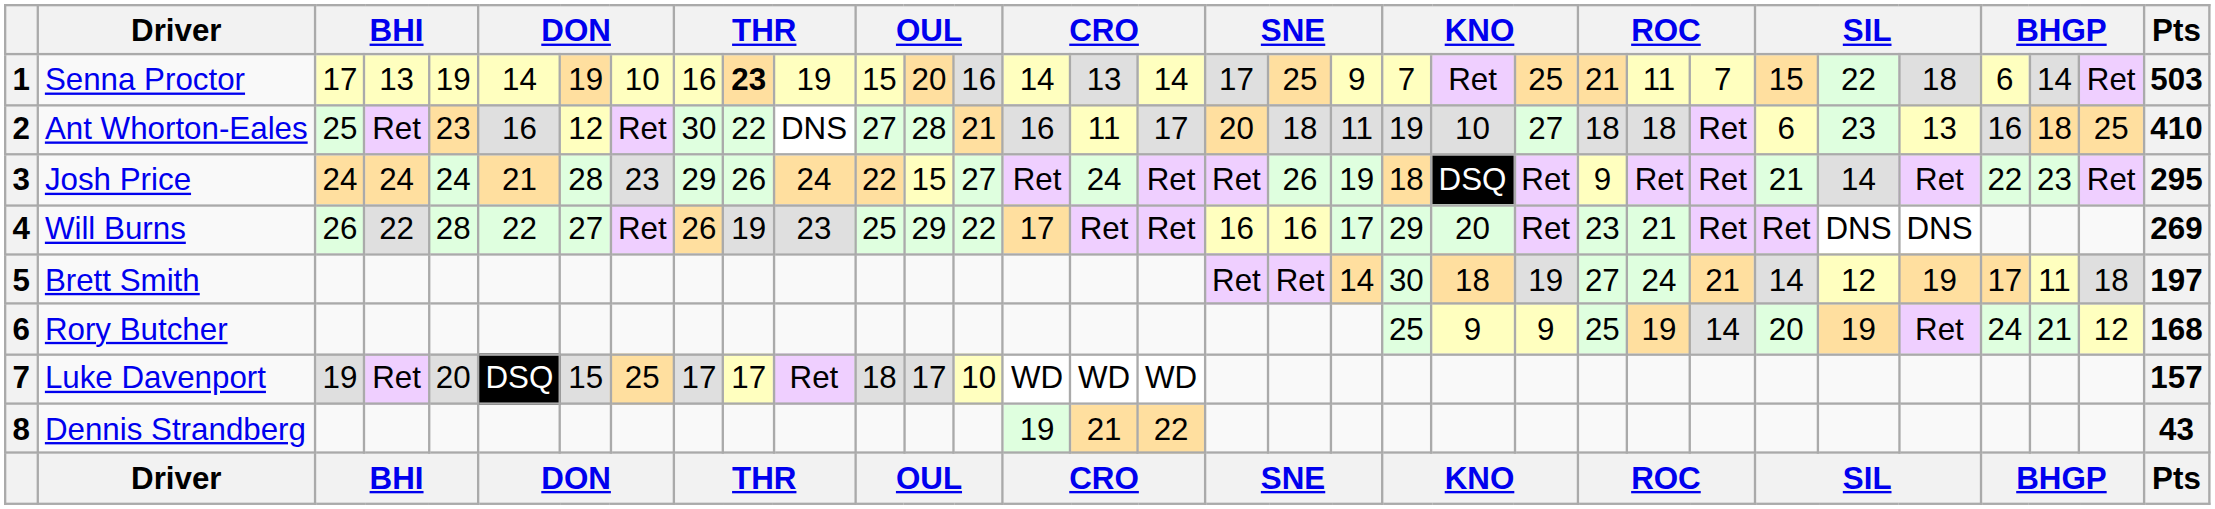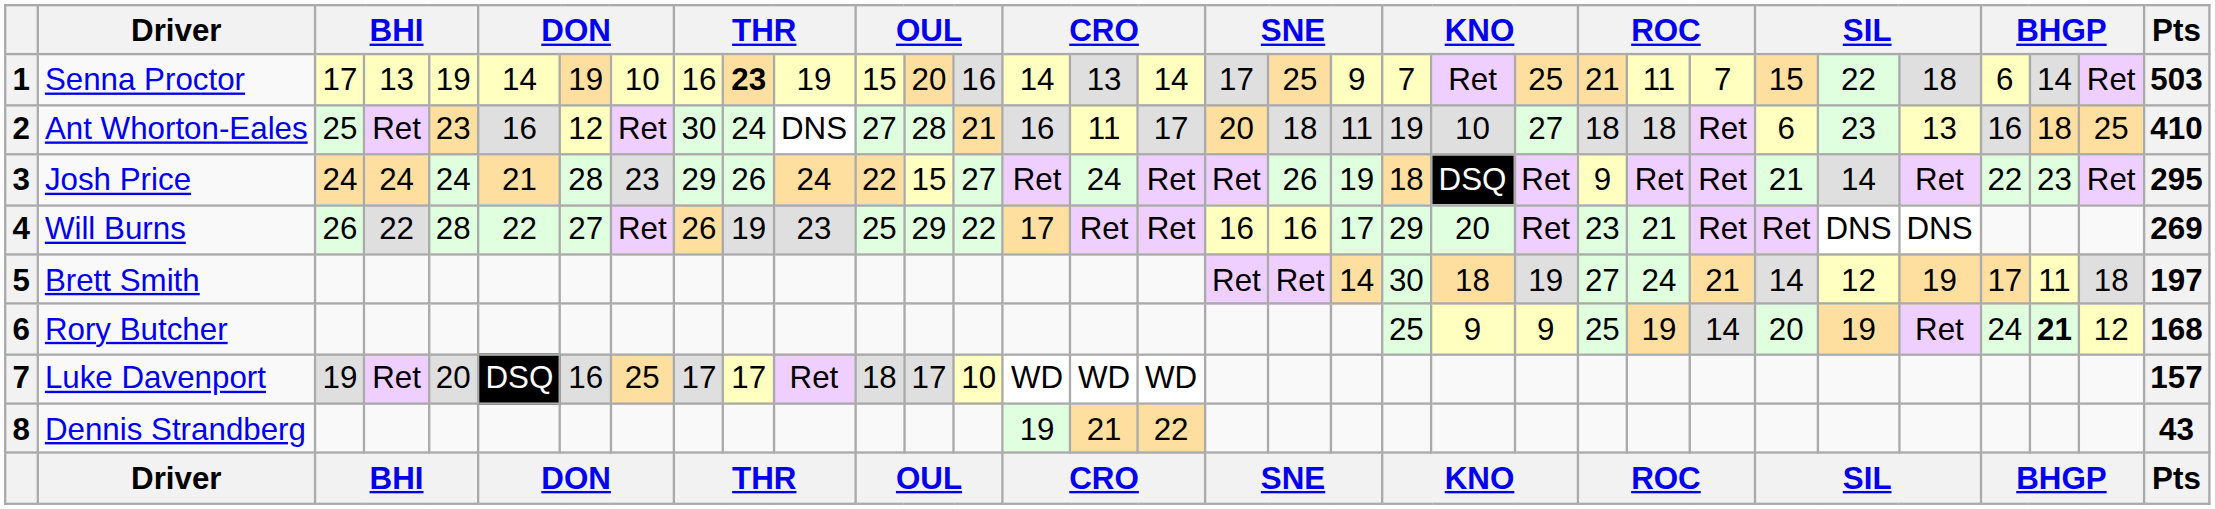(749, 130) 22 -> (749, 130) 24
(2054, 329) normal -> (2054, 329) bold
(586, 379) 15 -> (586, 379) 16
